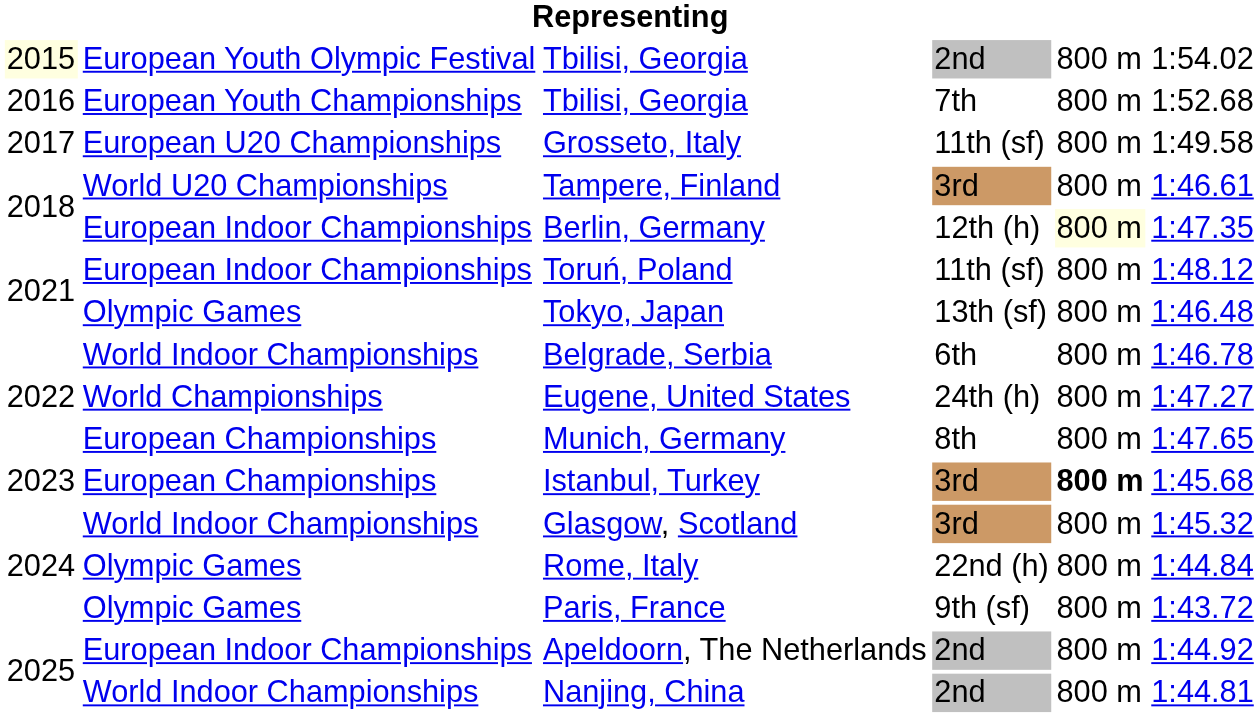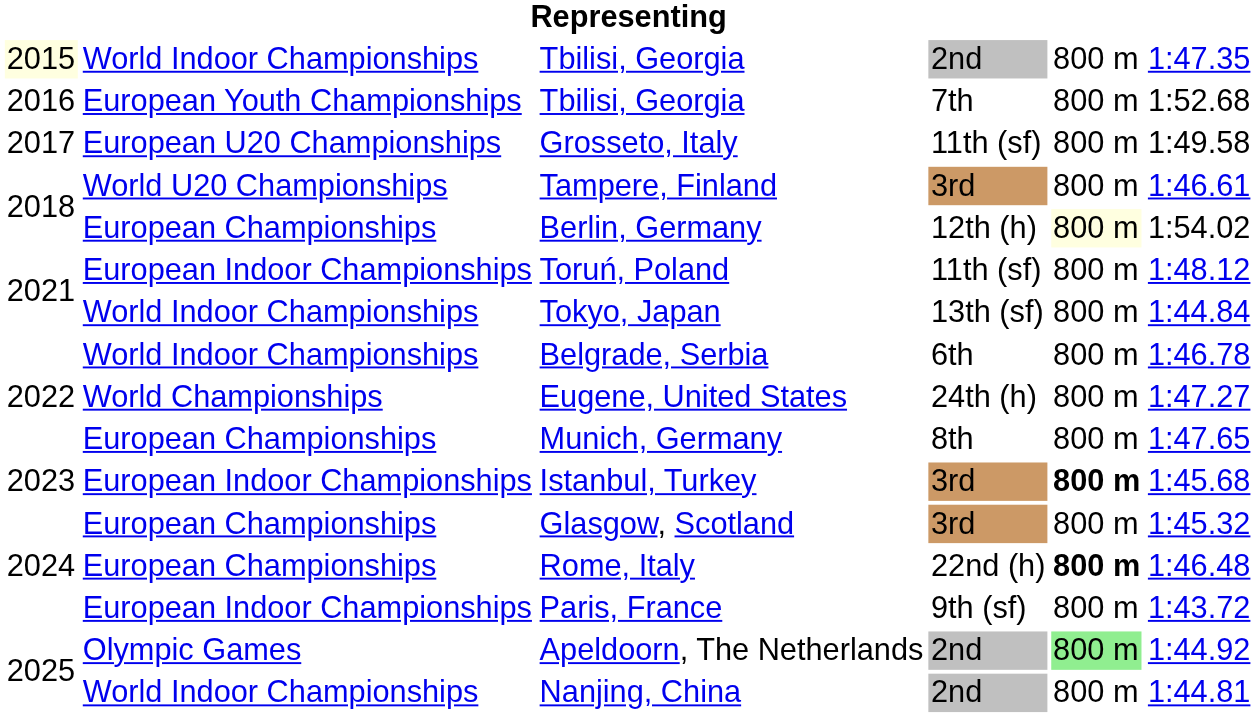(309, 58) European Youth Olympic Festival -> (281, 58) World Indoor Championships
(1203, 58) 1:54.02 -> (1199, 58) 1:47.35
(307, 227) European Indoor Championships -> (260, 227) European Championships
(1203, 227) 1:47.35 -> (1199, 227) 1:54.02
(192, 312) Olympic Games -> (281, 312) World Indoor Championships
(1203, 312) 1:46.48 -> (1199, 312) 1:44.84
(260, 481) European Championships -> (307, 481) European Indoor Championships
(281, 523) World Indoor Championships -> (260, 523) European Championships
(192, 565) Olympic Games -> (260, 565) European Championships
(1099, 565) normal -> (1097, 565) bold
(1203, 565) 1:44.84 -> (1199, 565) 1:46.48
(192, 607) Olympic Games -> (307, 607) European Indoor Championships
(307, 650) European Indoor Championships -> (192, 650) Olympic Games
(1099, 650) no background -> (1096, 650) lightgreen background
